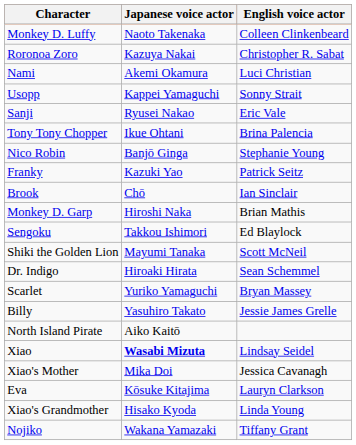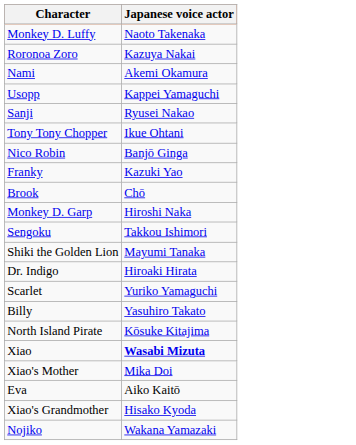- column: (294, 14)
(152, 331) Aiko Kaitō -> (167, 331) Kōsuke Kitajima
(167, 390) Kōsuke Kitajima -> (152, 390) Aiko Kaitō
